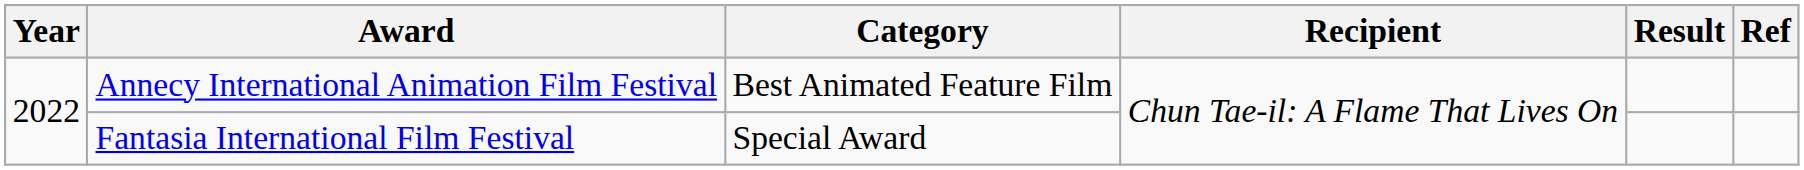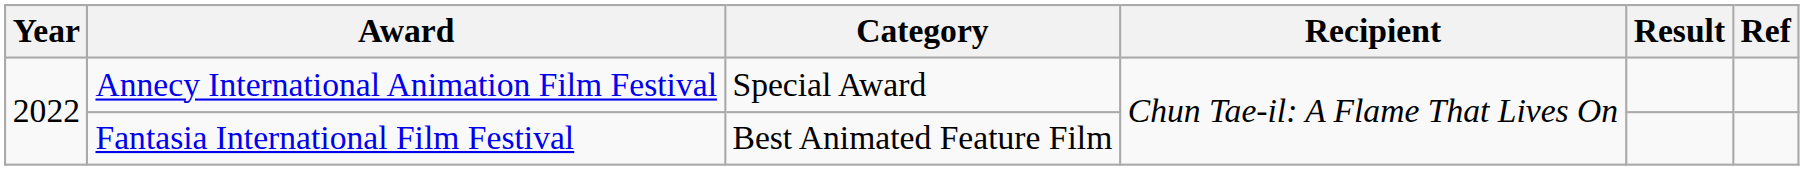(922, 84) Best Animated Feature Film -> (829, 84) Special Award
(829, 137) Special Award -> (922, 137) Best Animated Feature Film
